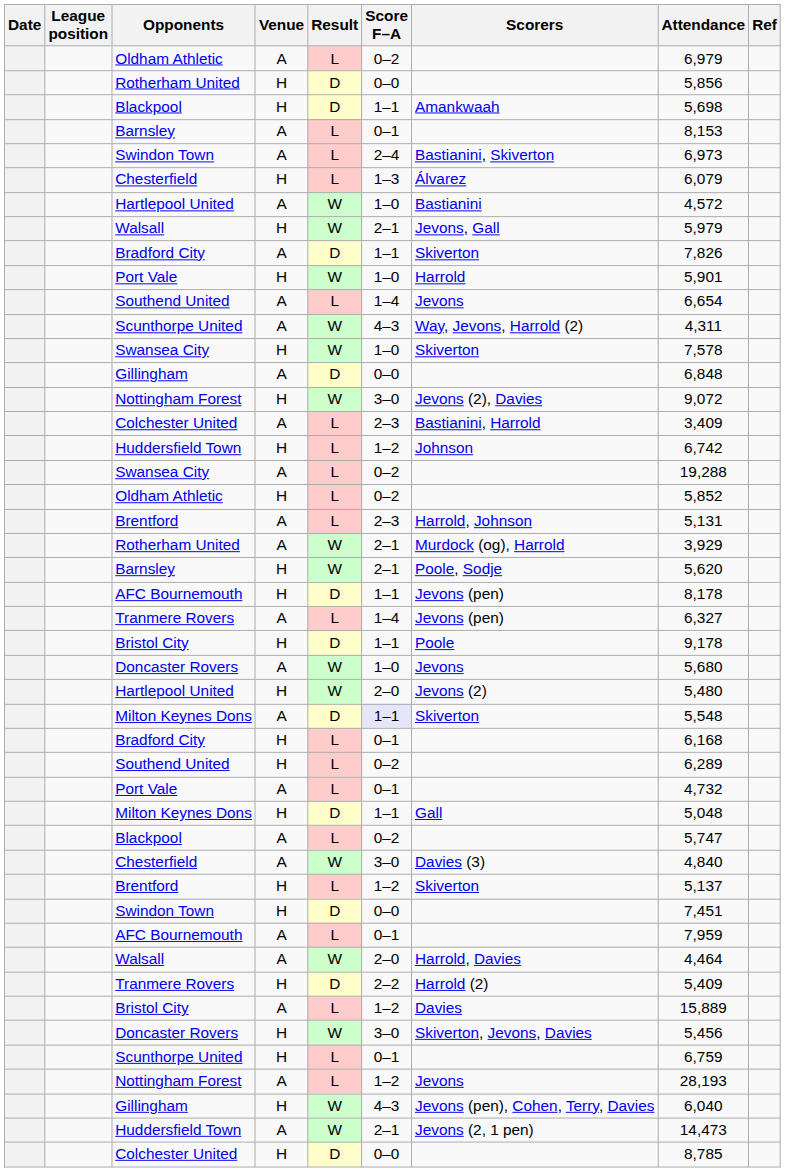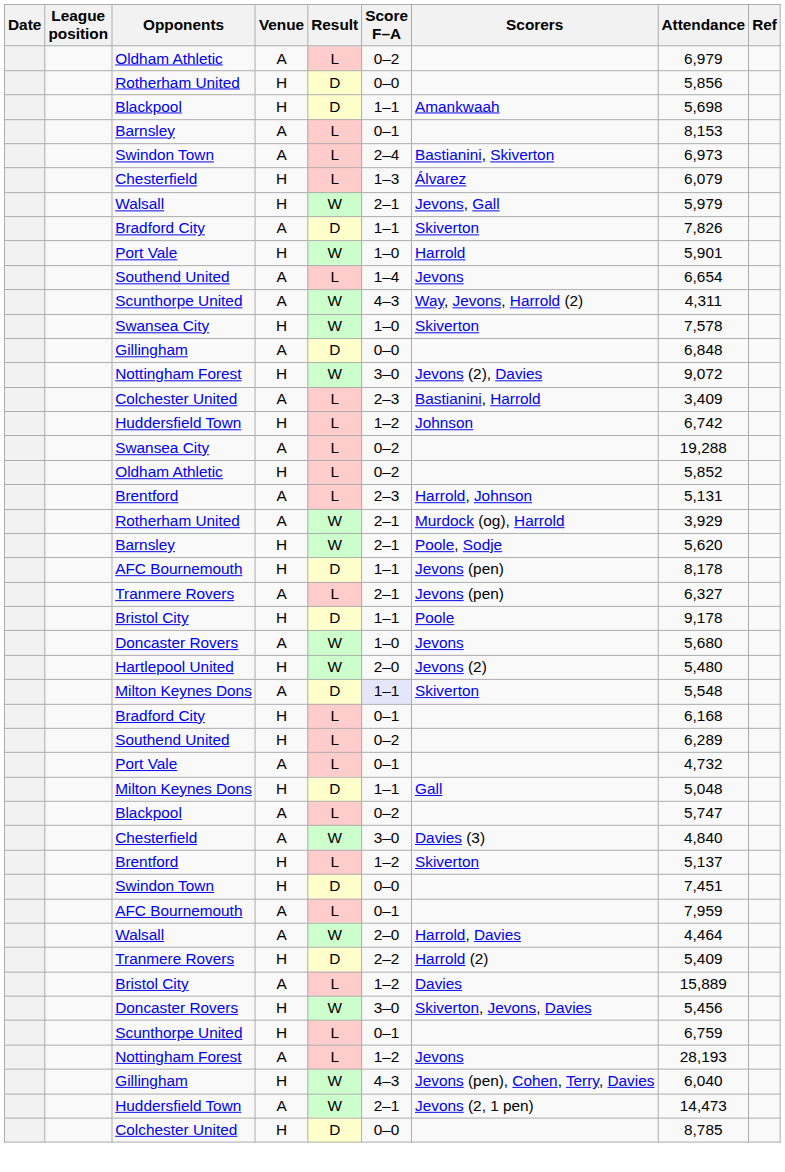- row: (175, 204)
(387, 618) 1–4 -> (387, 594) 2–1
